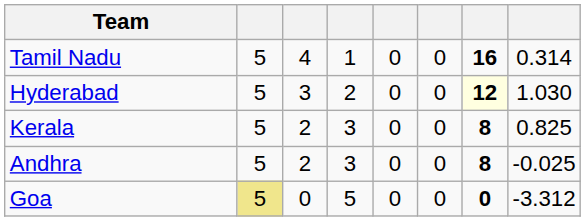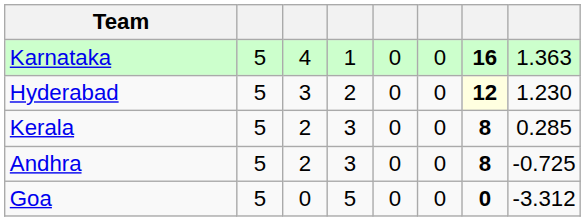+ row: (61, 57)
- row: (65, 57)
(544, 92) 1.030 -> (544, 92) 1.230
(544, 127) 0.825 -> (544, 127) 0.285
(544, 163) -0.025 -> (544, 163) -0.725
(260, 198) khaki background -> (260, 198) no background
